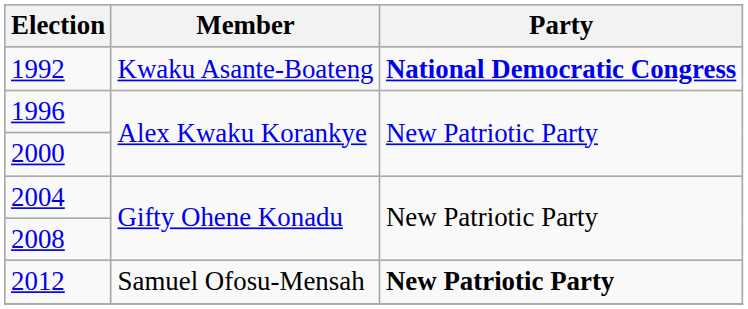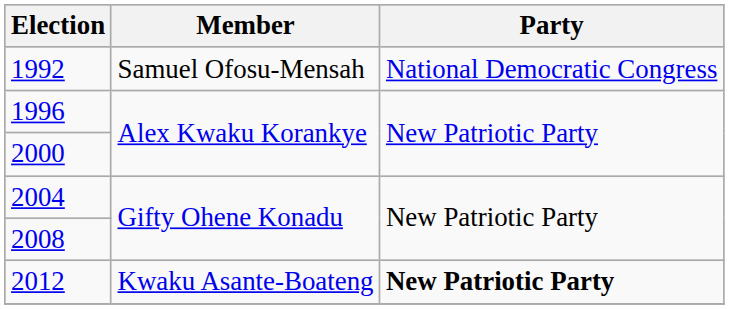(246, 68) Kwaku Asante-Boateng -> (241, 68) Samuel Ofosu-Mensah
(561, 68) bold -> (552, 68) normal
(241, 281) Samuel Ofosu-Mensah -> (246, 281) Kwaku Asante-Boateng
